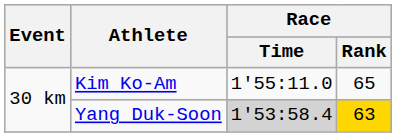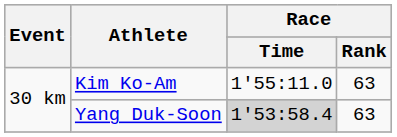(364, 84) 65 -> (364, 84) 63
(364, 115) gold background -> (364, 115) no background
